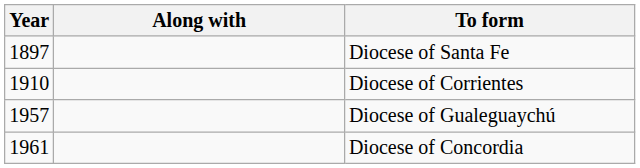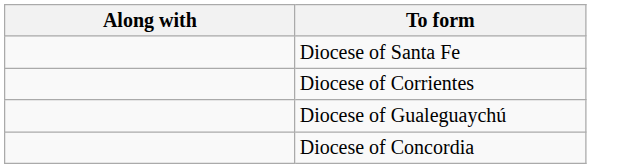- column: (29, 20)
